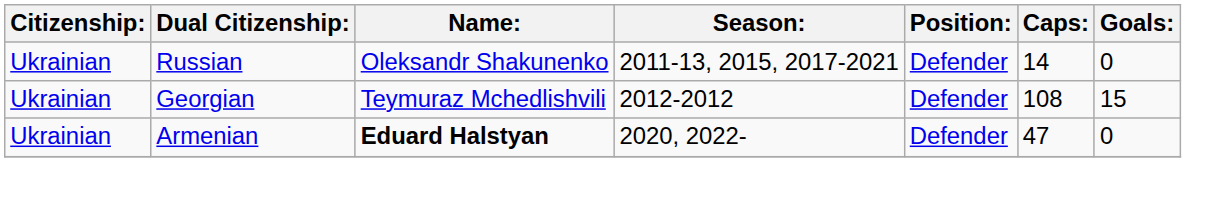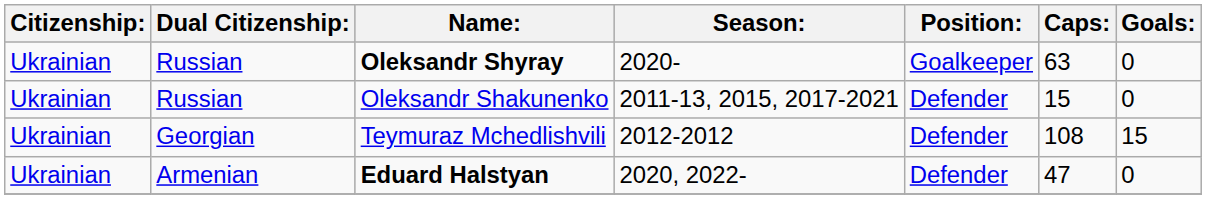+ row: (462, 61)
(1036, 61) 14 -> (1057, 99) 15
